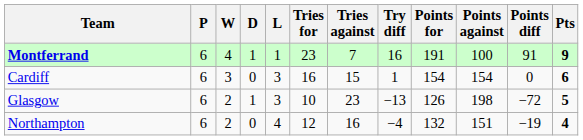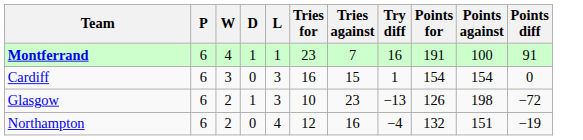- column: (565, 24)
